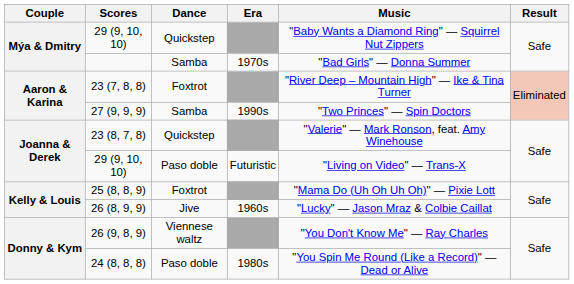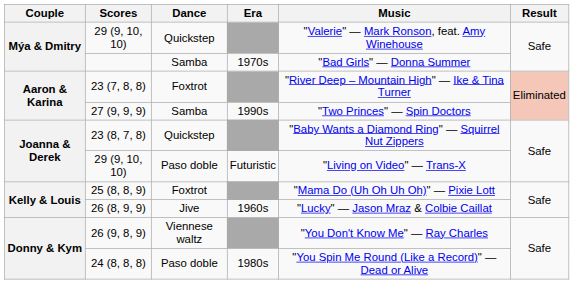(394, 37) "Baby Wants a Diamond Ring" — Squirrel Nut Zippers -> (394, 37) "Valerie" — Mark Ronson, feat. Amy Winehouse
(394, 135) "Valerie" — Mark Ronson, feat. Amy Winehouse -> (394, 135) "Baby Wants a Diamond Ring" — Squirrel Nut Zippers
